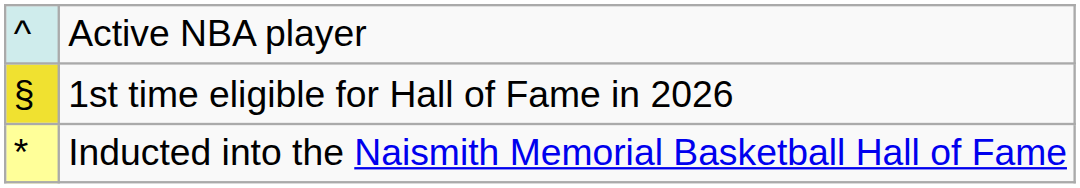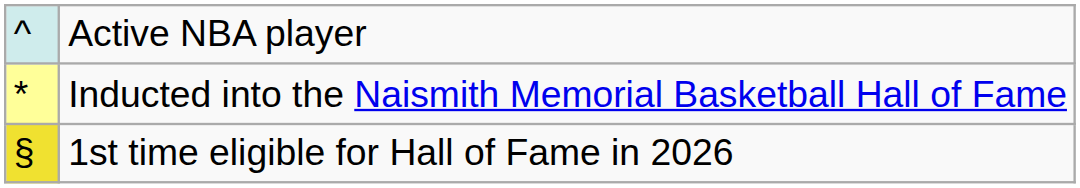rows swapped: (568, 152) <-> (401, 93)
